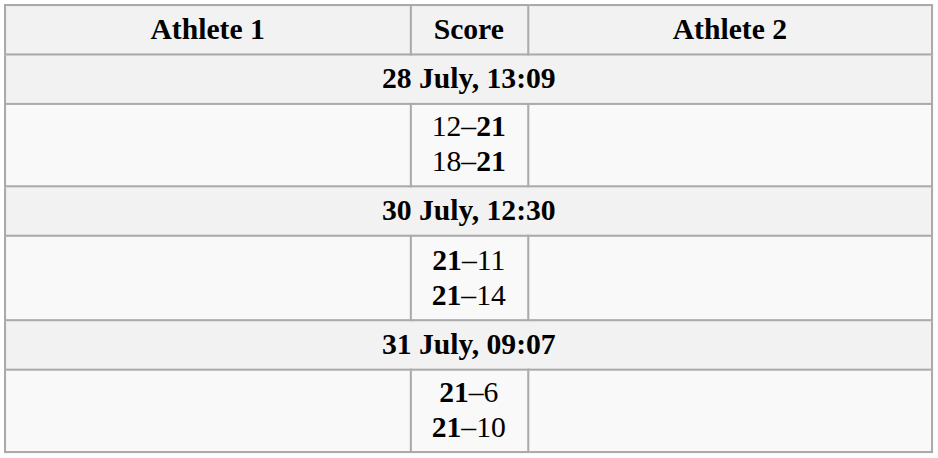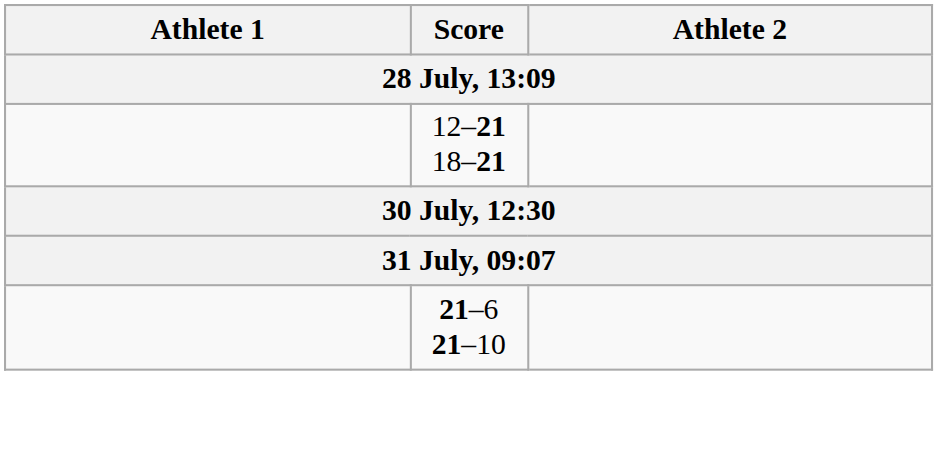- row: (469, 277)
